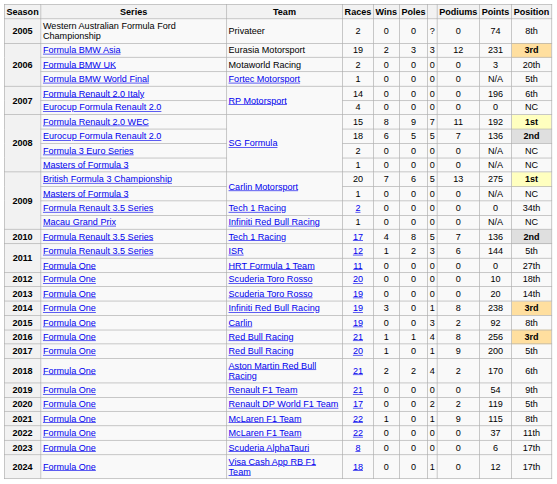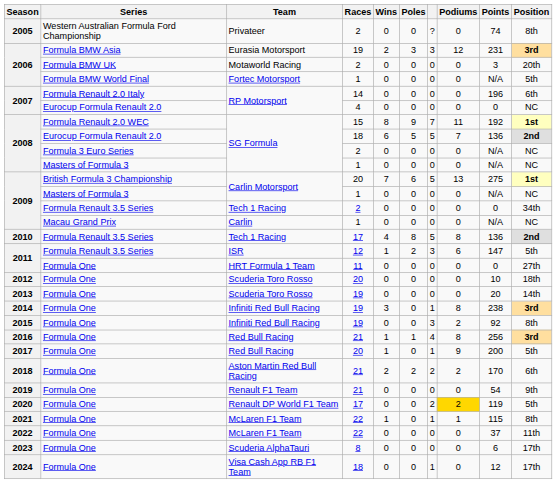(274, 223) Infiniti Red Bull Racing -> (240, 223) Carlin
(458, 237) 7 -> (458, 237) 8
(496, 251) 144 -> (496, 251) 147
(240, 323) Carlin -> (274, 323) Infiniti Red Bull Racing
(432, 371) 4 -> (432, 371) 2
(458, 405) no background -> (458, 405) gold background
(458, 419) 9 -> (458, 419) 1
